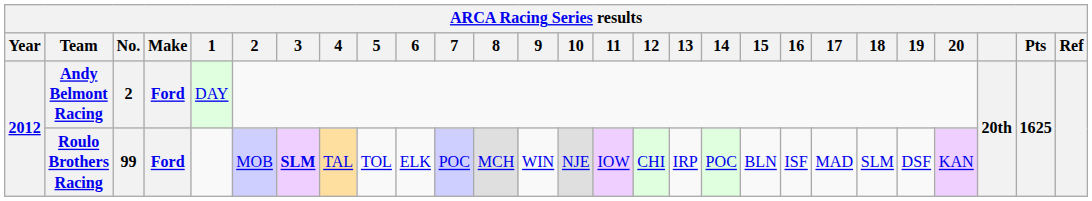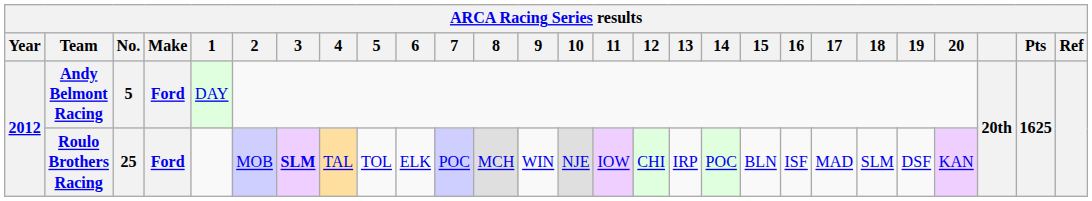(128, 94) 2 -> (128, 94) 5
(128, 162) 99 -> (128, 162) 25
